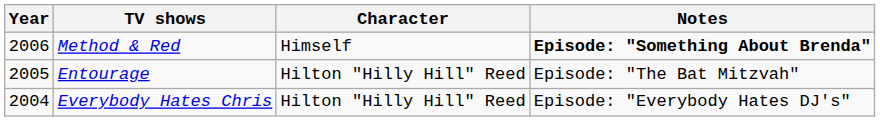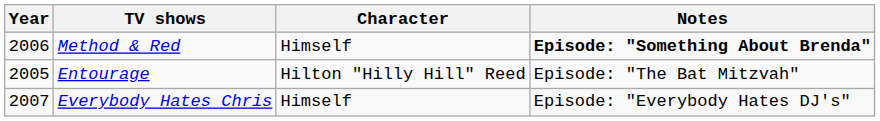(29, 102) 2004 -> (29, 102) 2007
(403, 102) Hilton "Hilly Hill" Reed -> (316, 102) Himself
